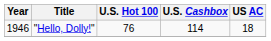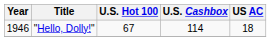(129, 28) 76 -> (129, 28) 67
